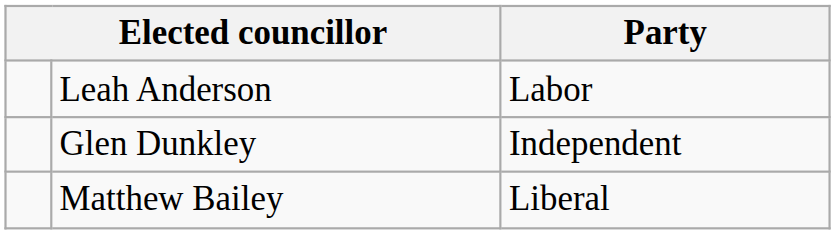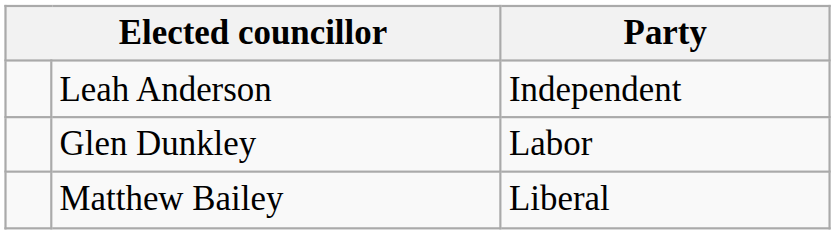(551, 88) Labor -> (595, 88) Independent
(595, 143) Independent -> (551, 143) Labor
